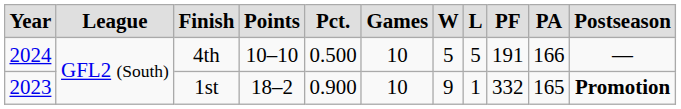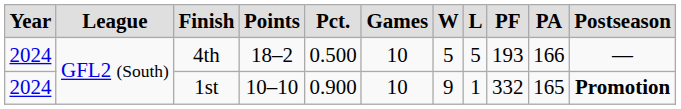(272, 54) 10–10 -> (272, 54) 18–2
(508, 54) 191 -> (508, 54) 193
(30, 87) 2023 -> (30, 87) 2024
(272, 87) 18–2 -> (272, 87) 10–10
